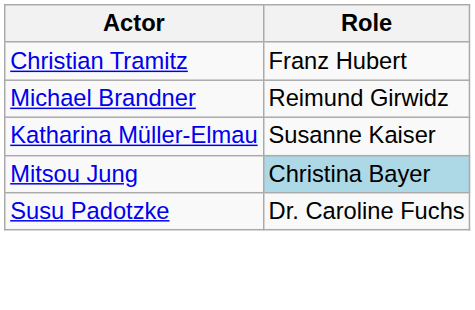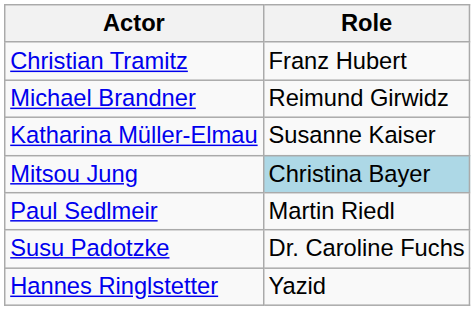+ row: (84, 211)
+ row: (114, 286)
